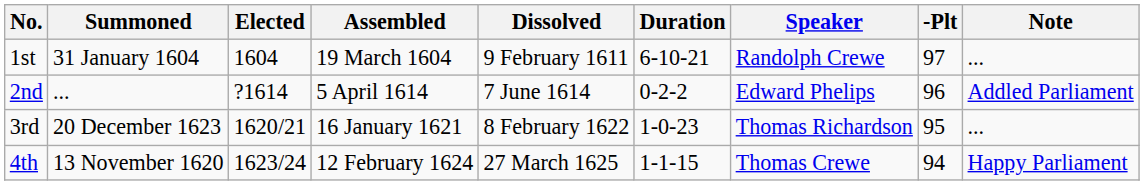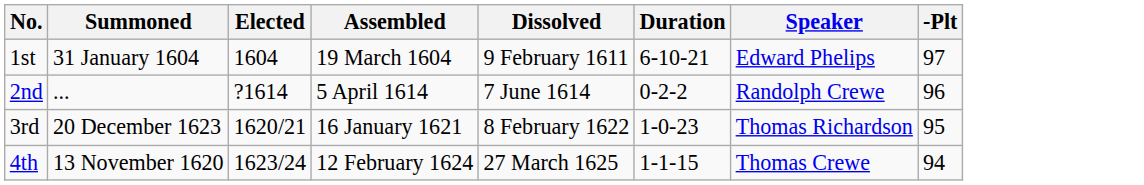- column: (1051, 22)
(810, 57) Randolph Crewe -> (805, 57) Edward Phelips
(805, 92) Edward Phelips -> (810, 92) Randolph Crewe
